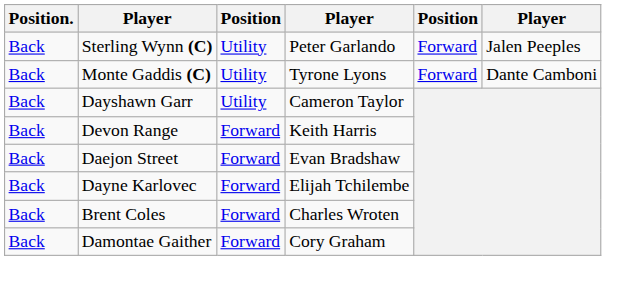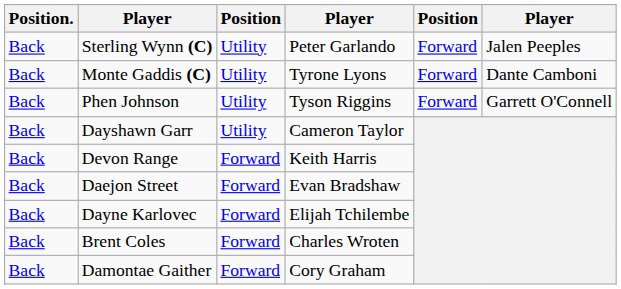+ row: (130, 102)
